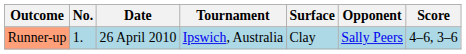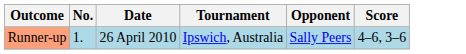- column: (312, 15)
